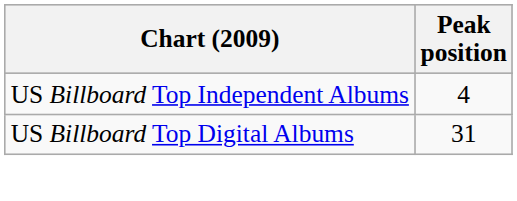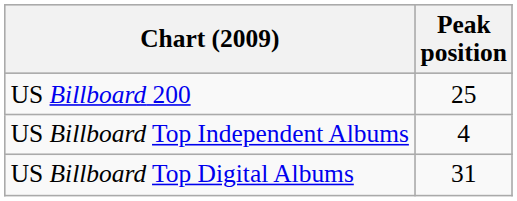+ row: (101, 93)
